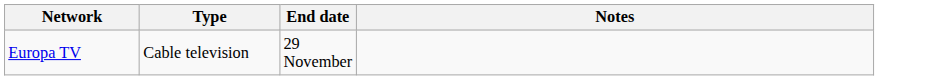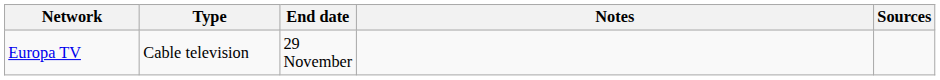+ column: (904, 17)
